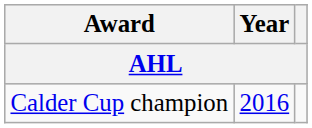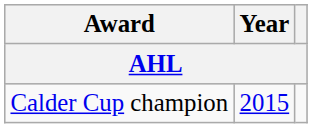(264, 102) 2016 -> (264, 102) 2015
